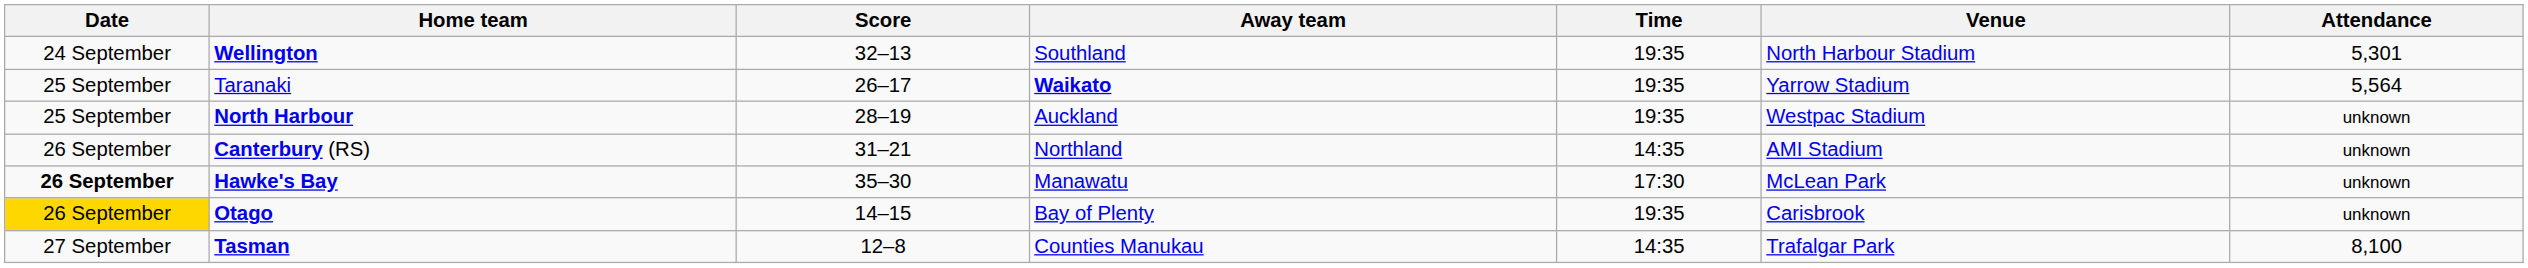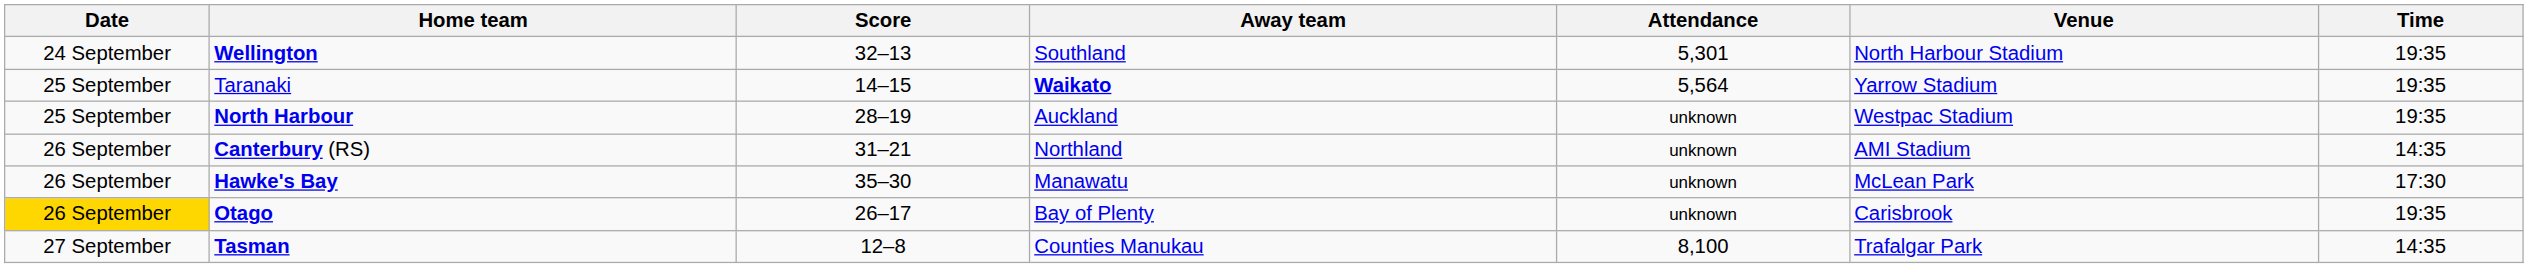columns swapped: (1659, 20) <-> (2377, 20)
(883, 85) 26–17 -> (883, 85) 14–15
(107, 181) bold -> (107, 181) normal
(883, 213) 14–15 -> (883, 213) 26–17
